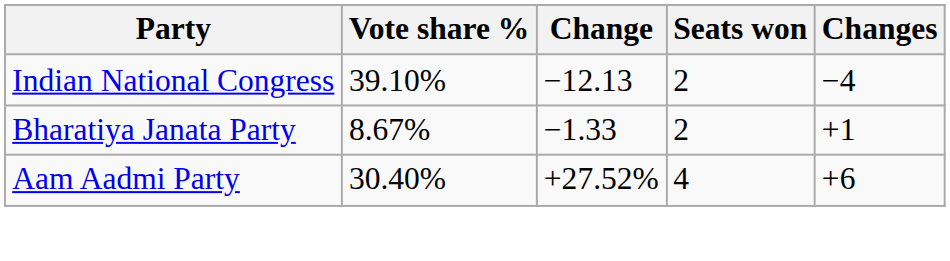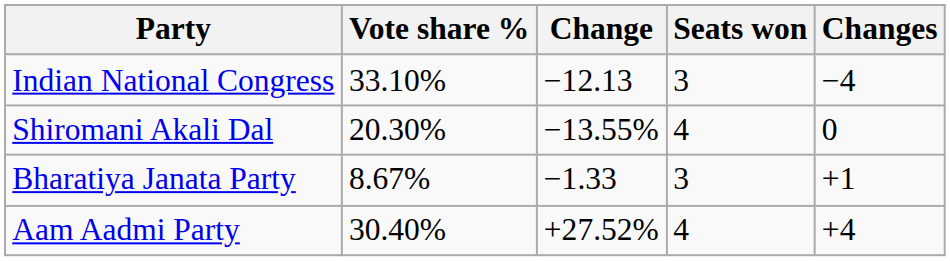(398, 79) 39.10% -> (398, 79) 33.10%
(681, 79) 2 -> (681, 79) 3
+ row: (143, 129)
(681, 129) 2 -> (681, 179) 3
(839, 179) +6 -> (839, 229) +4
